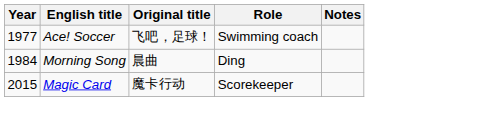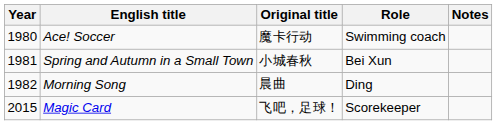(22, 37) 1977 -> (22, 37) 1980
(172, 36) 飞吧，足球！ -> (286, 36) 魔卡行动
+ row: (148, 60)
(22, 60) 1984 -> (22, 84) 1982
(159, 84) 魔卡行动 -> (299, 107) 飞吧，足球！
